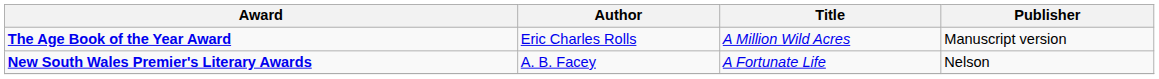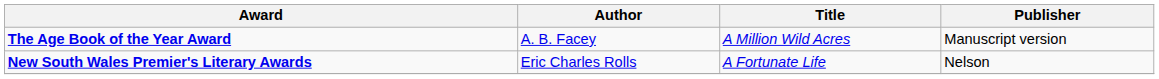(579, 39) Eric Charles Rolls -> (558, 39) A. B. Facey
(558, 62) A. B. Facey -> (579, 62) Eric Charles Rolls
